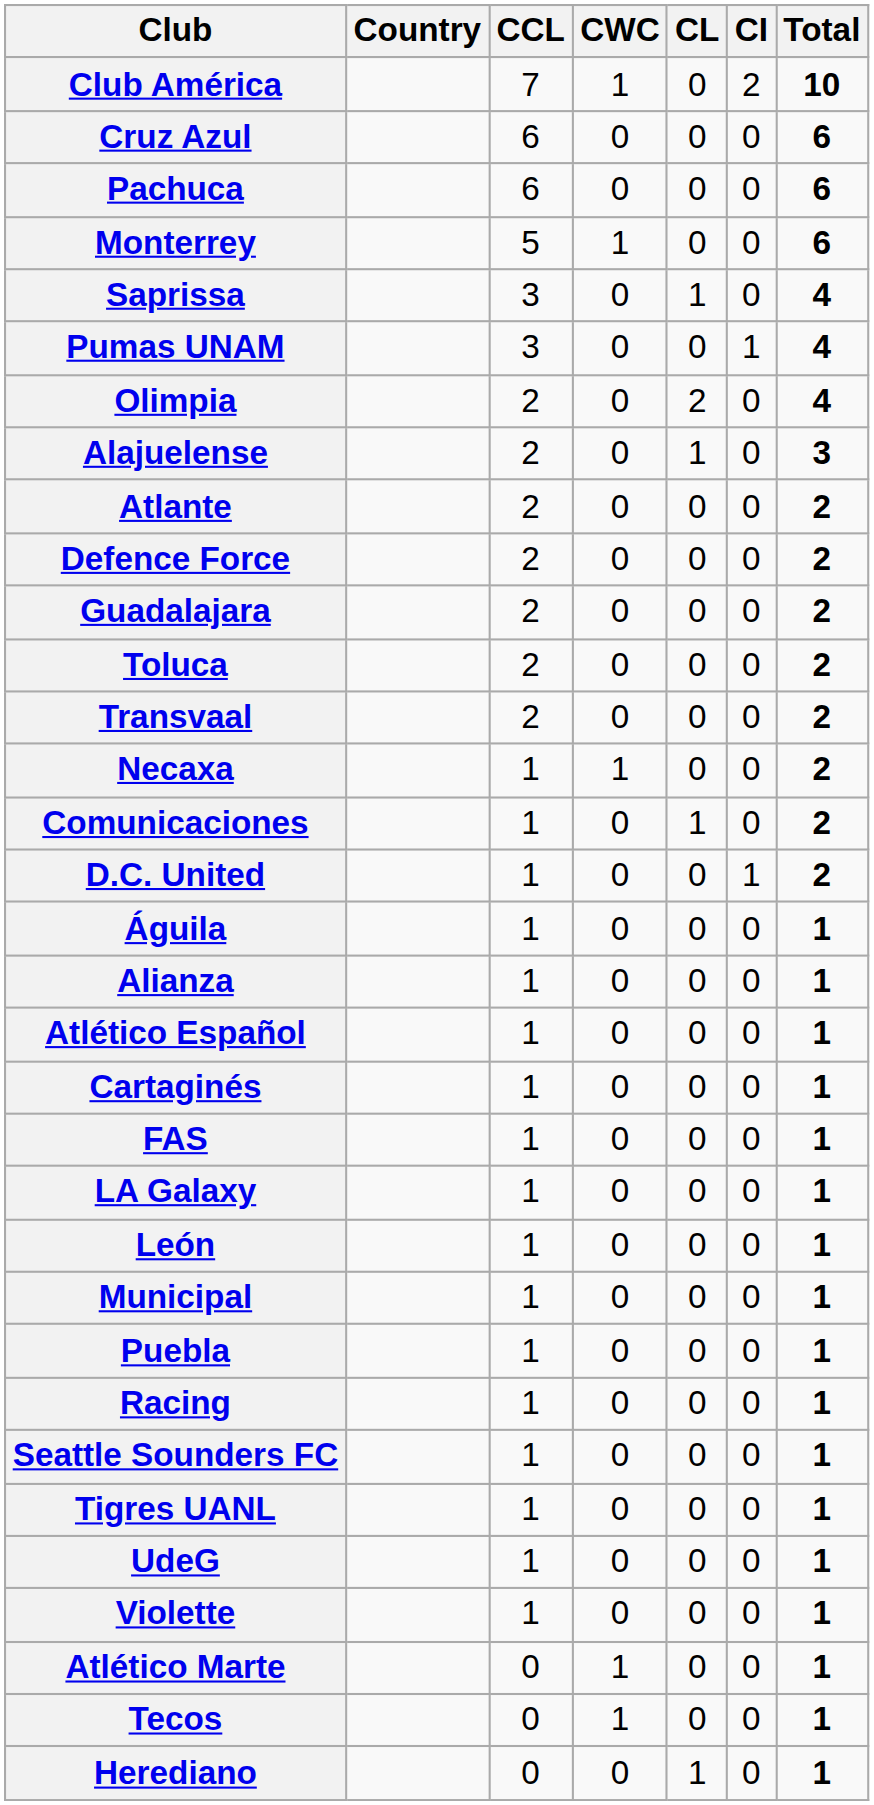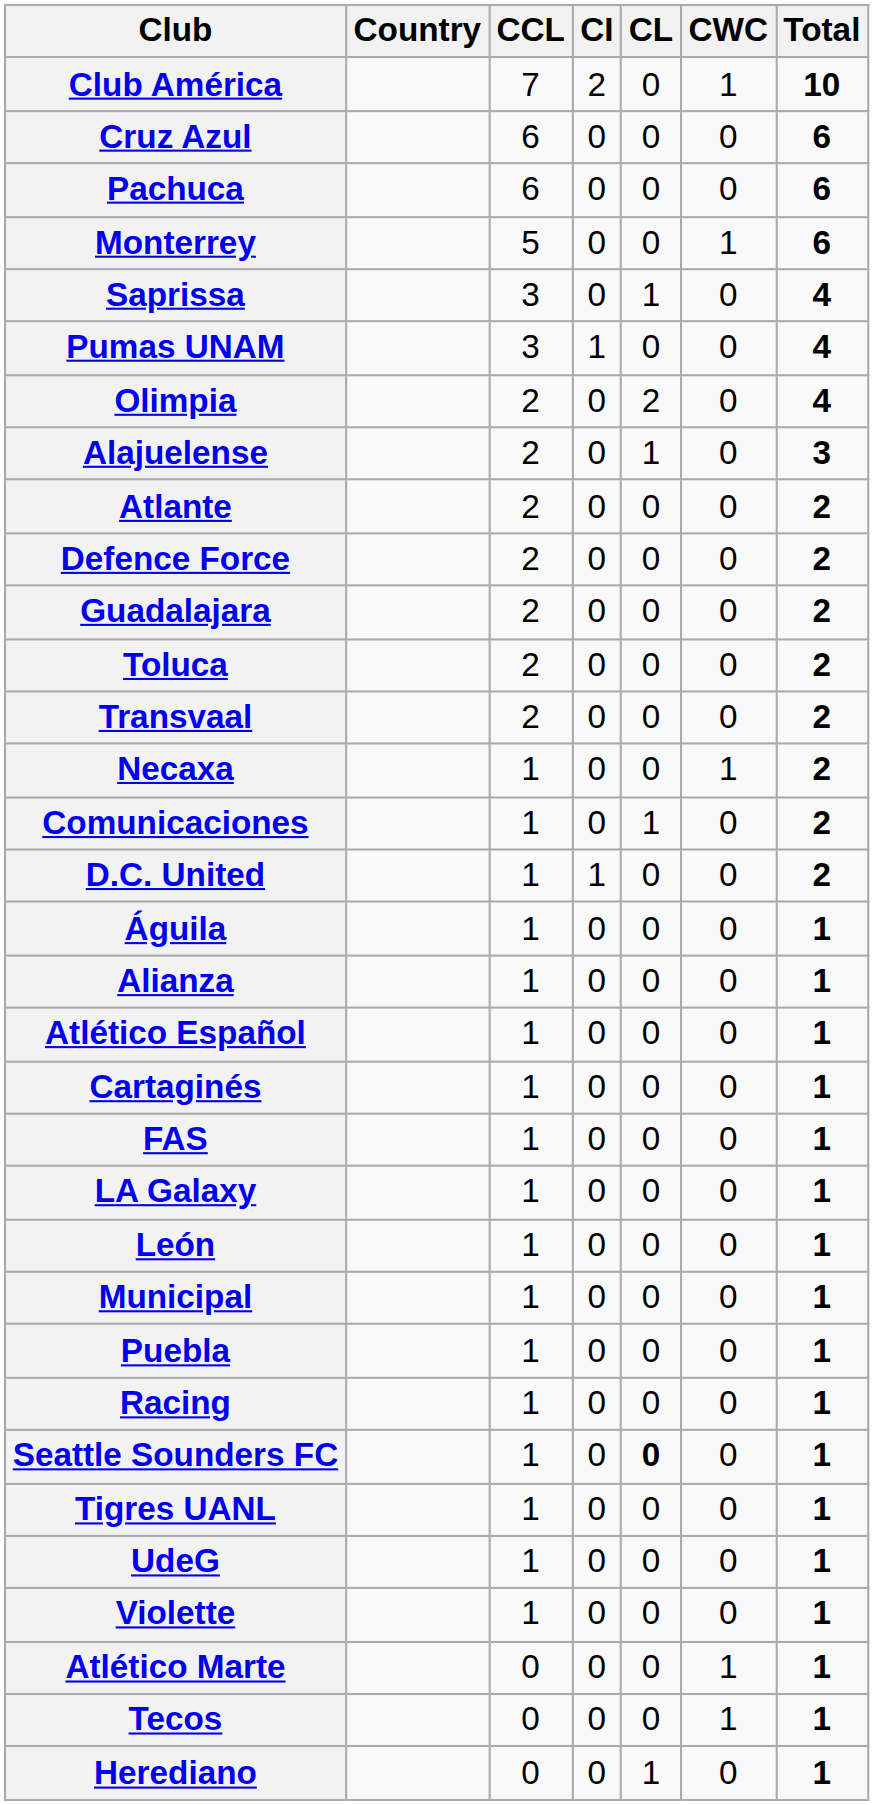columns swapped: (620, 30) <-> (751, 30)
(697, 1455) normal -> (651, 1455) bold
